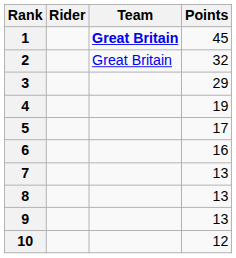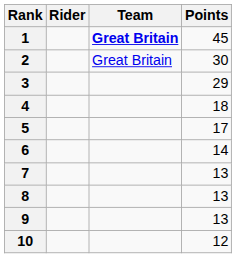(220, 60) 32 -> (220, 60) 30
(220, 106) 19 -> (220, 106) 18
(220, 151) 16 -> (220, 151) 14
